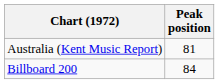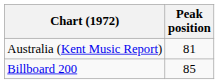(189, 68) 84 -> (189, 68) 85
